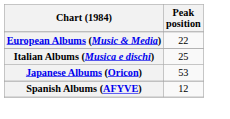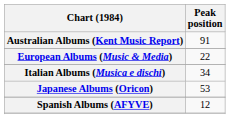+ row: (95, 40)
(183, 56) 25 -> (205, 72) 34
